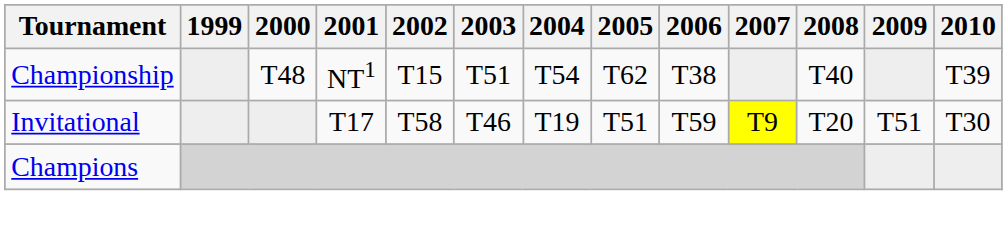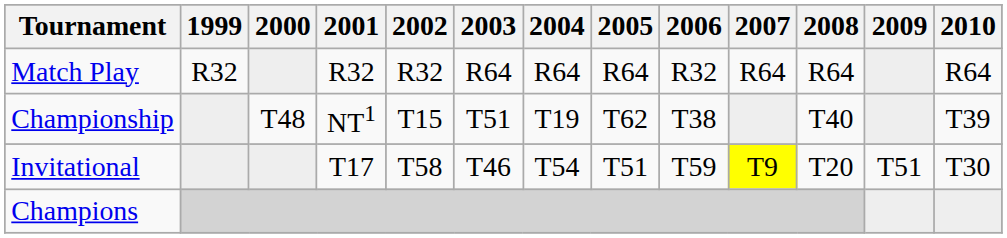+ row: (75, 70)
(557, 74) T54 -> (557, 118) T19
(557, 122) T19 -> (557, 166) T54
